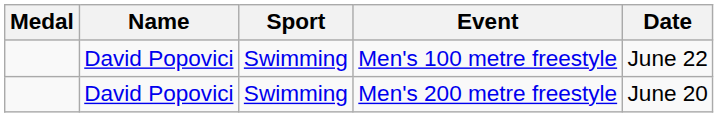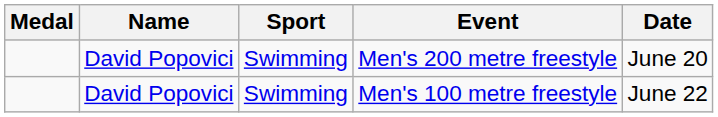rows swapped: (488, 93) <-> (488, 58)
